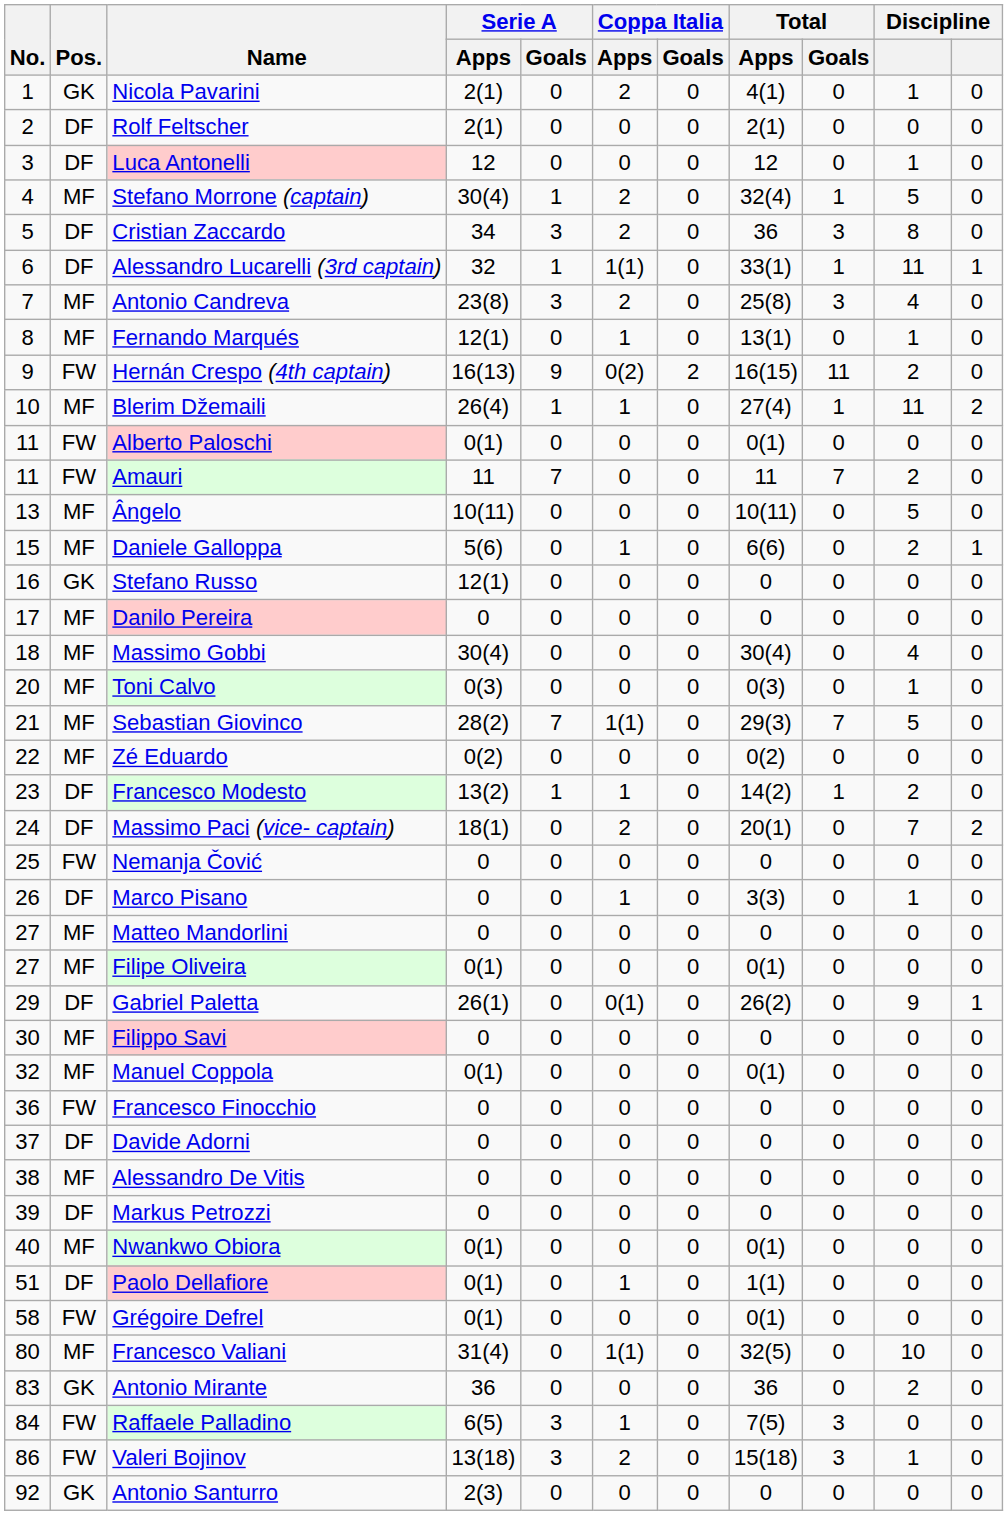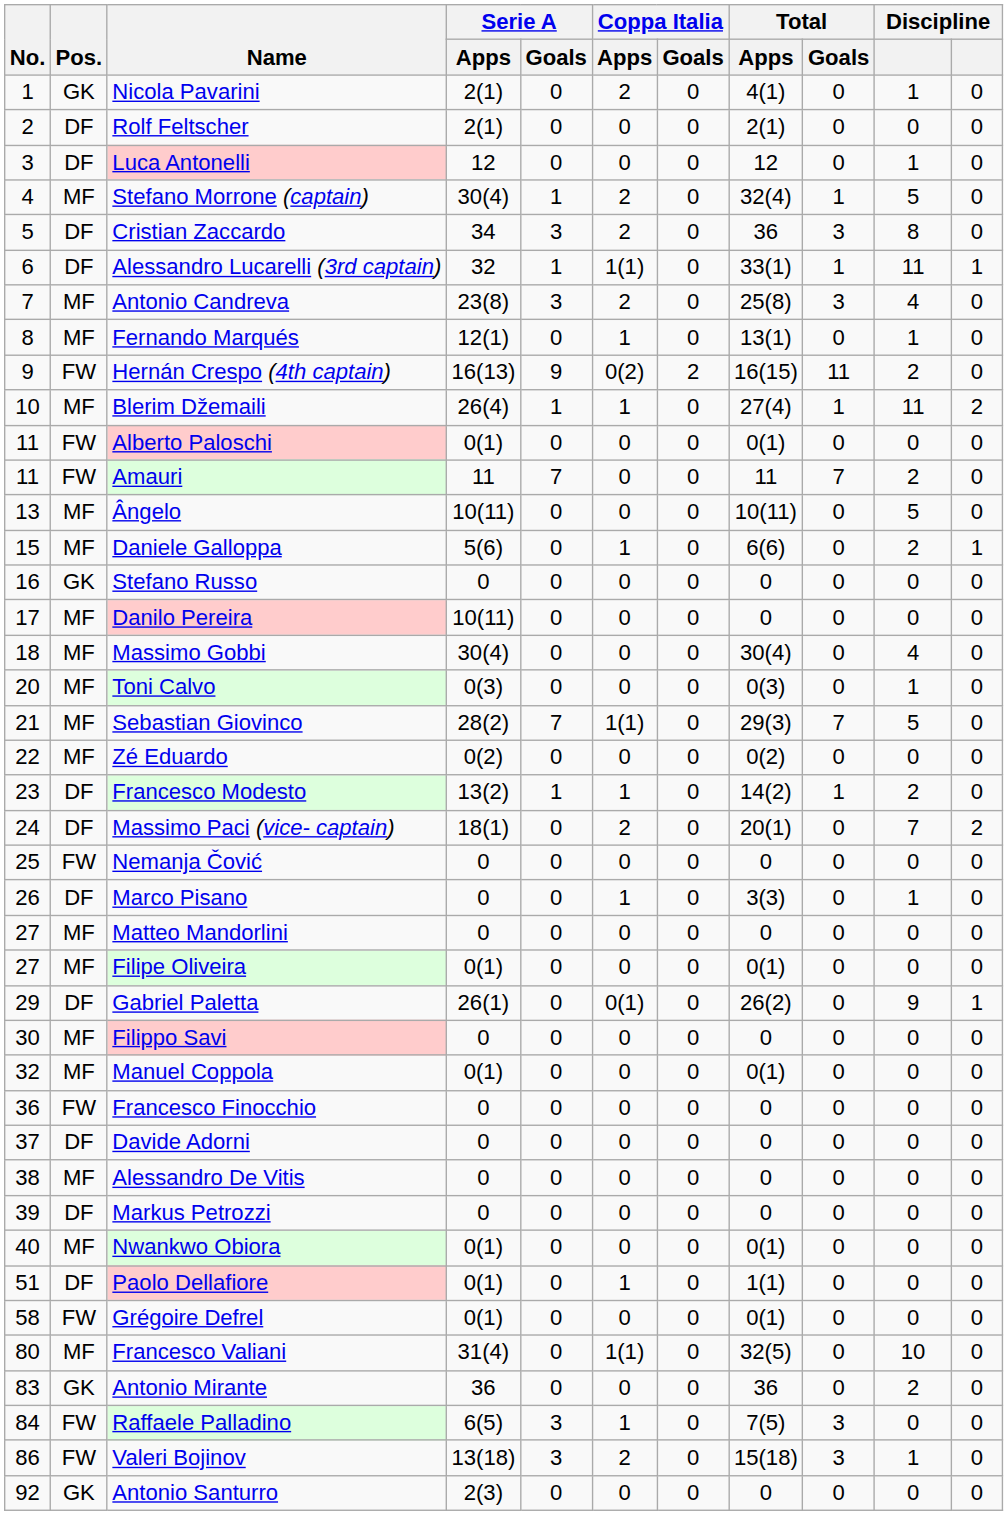(483, 582) 12(1) -> (483, 582) 0
(483, 617) 0 -> (483, 617) 10(11)
